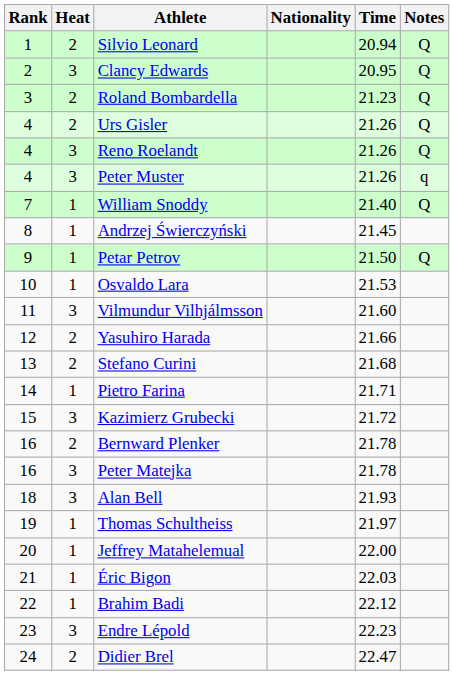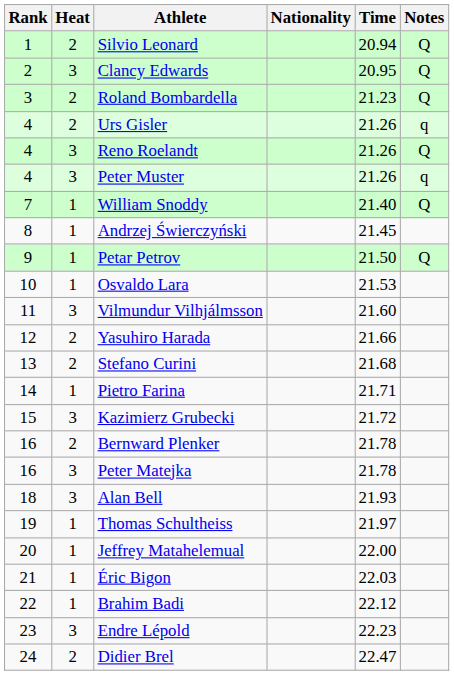(424, 124) Q -> (424, 124) q
